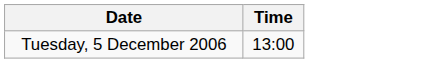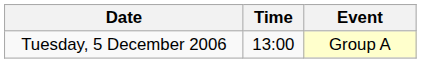+ column: (360, 17)
